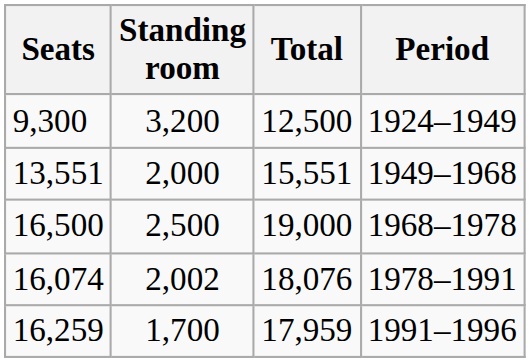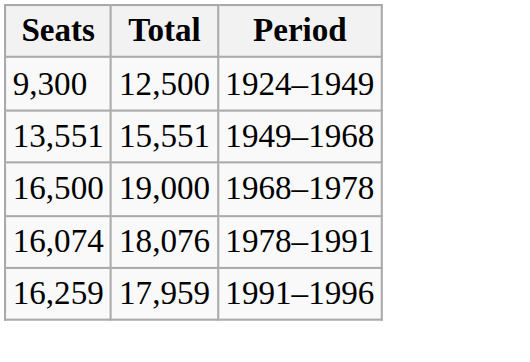- column: (183, 49)
